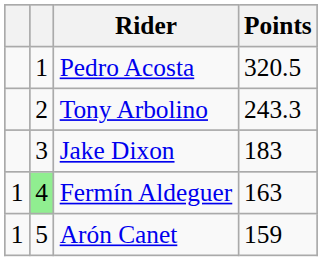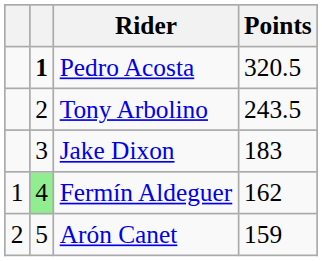(42, 67) normal -> (42, 67) bold
(273, 109) 243.3 -> (273, 109) 243.5
(263, 193) 163 -> (263, 193) 162
(17, 234) 1 -> (17, 234) 2
